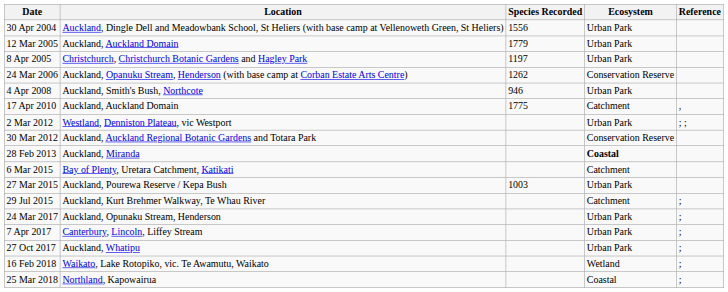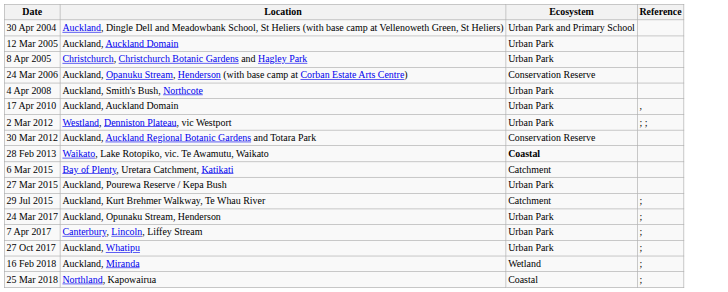- column: (545, 12)
(610, 28) Urban Park -> (572, 28) Urban Park and Primary School
(608, 106) Catchment -> (531, 106) Urban Park
(101, 153) Auckland, Miranda -> (166, 153) Waikato, Lake Rotopiko, vic. Te Awamutu, Waikato
(166, 264) Waikato, Lake Rotopiko, vic. Te Awamutu, Waikato -> (101, 264) Auckland, Miranda
